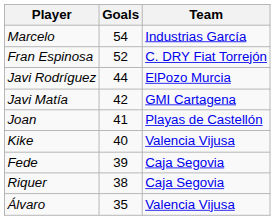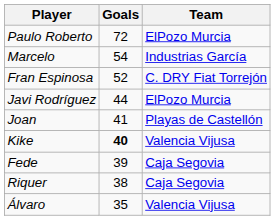+ row: (50, 36)
- row: (38, 99)
(121, 141) normal -> (121, 141) bold
